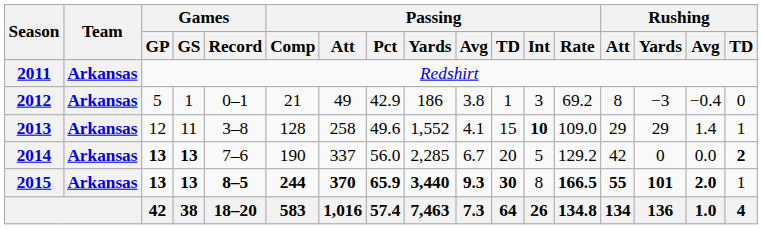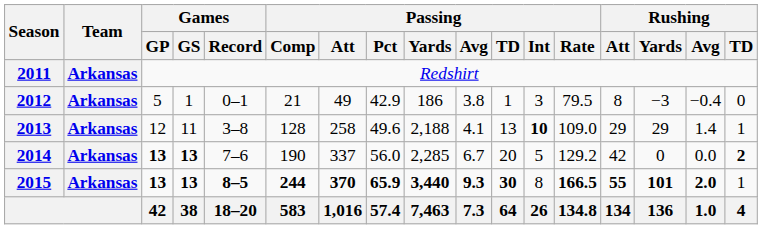(577, 100) 69.2 -> (577, 100) 79.5
(430, 127) 1,552 -> (430, 127) 2,188
(508, 127) 15 -> (508, 127) 13
